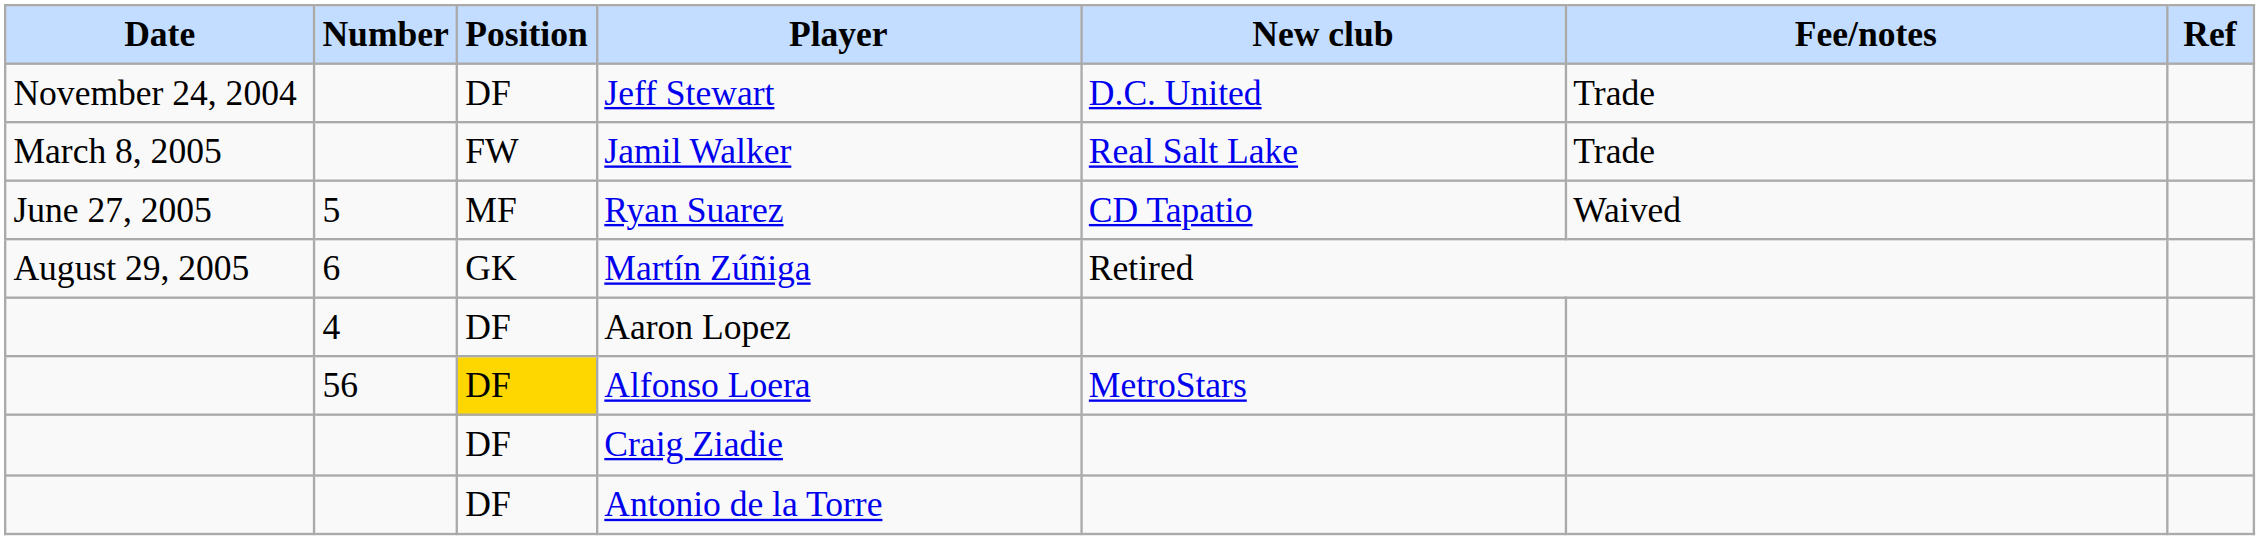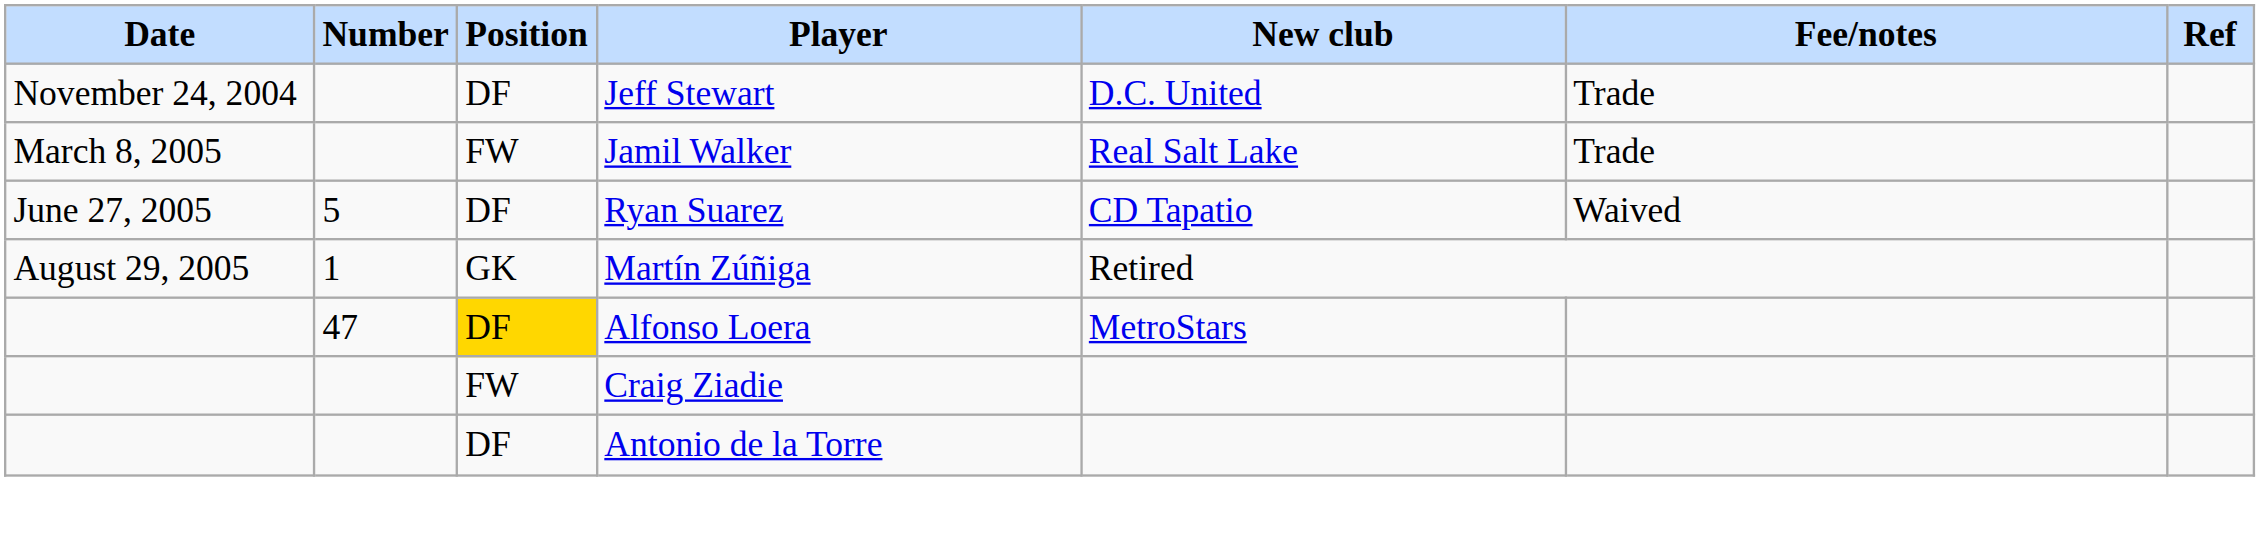(491, 209) MF -> (488, 209) DF
(331, 268) 6 -> (331, 268) 1
- row: (698, 327)
(340, 385) 56 -> (340, 327) 47
(488, 444) DF -> (492, 385) FW
